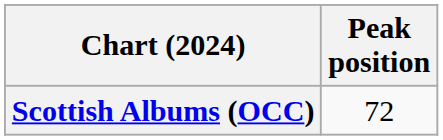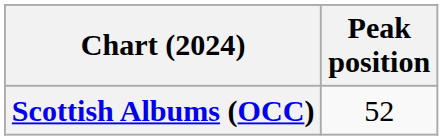(379, 109) 72 -> (379, 109) 52
